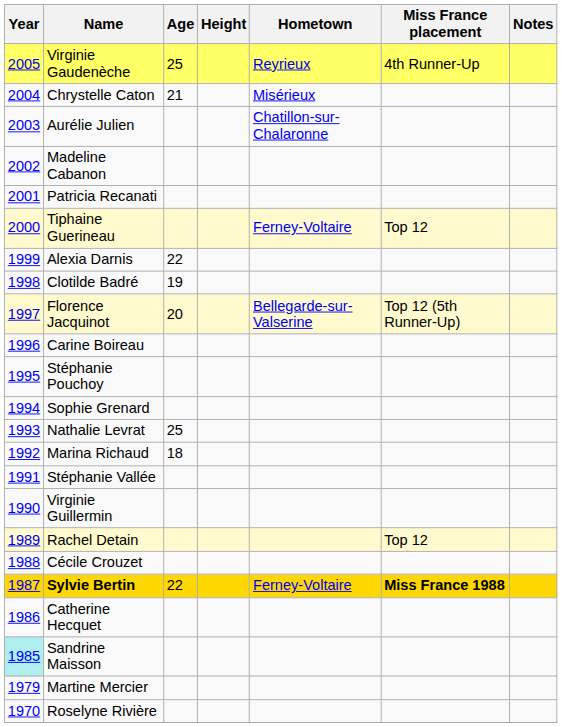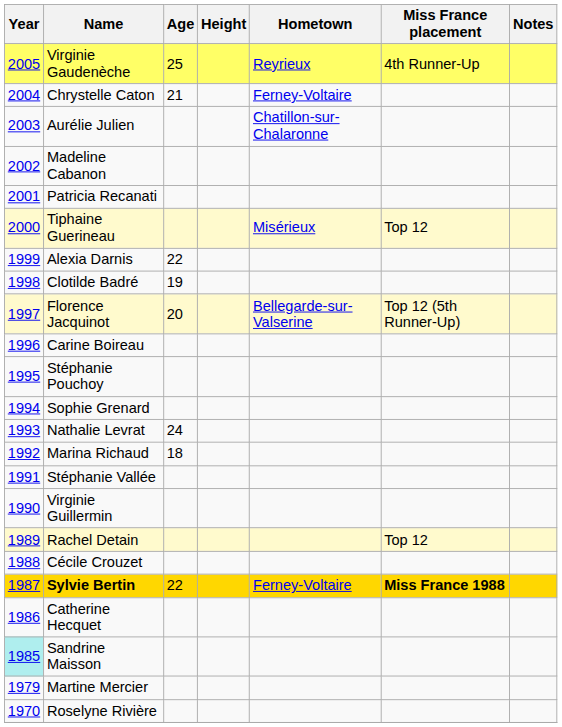(284, 94) Misérieux -> (302, 94) Ferney-Voltaire
(302, 228) Ferney-Voltaire -> (284, 228) Misérieux
(175, 430) 25 -> (175, 430) 24
